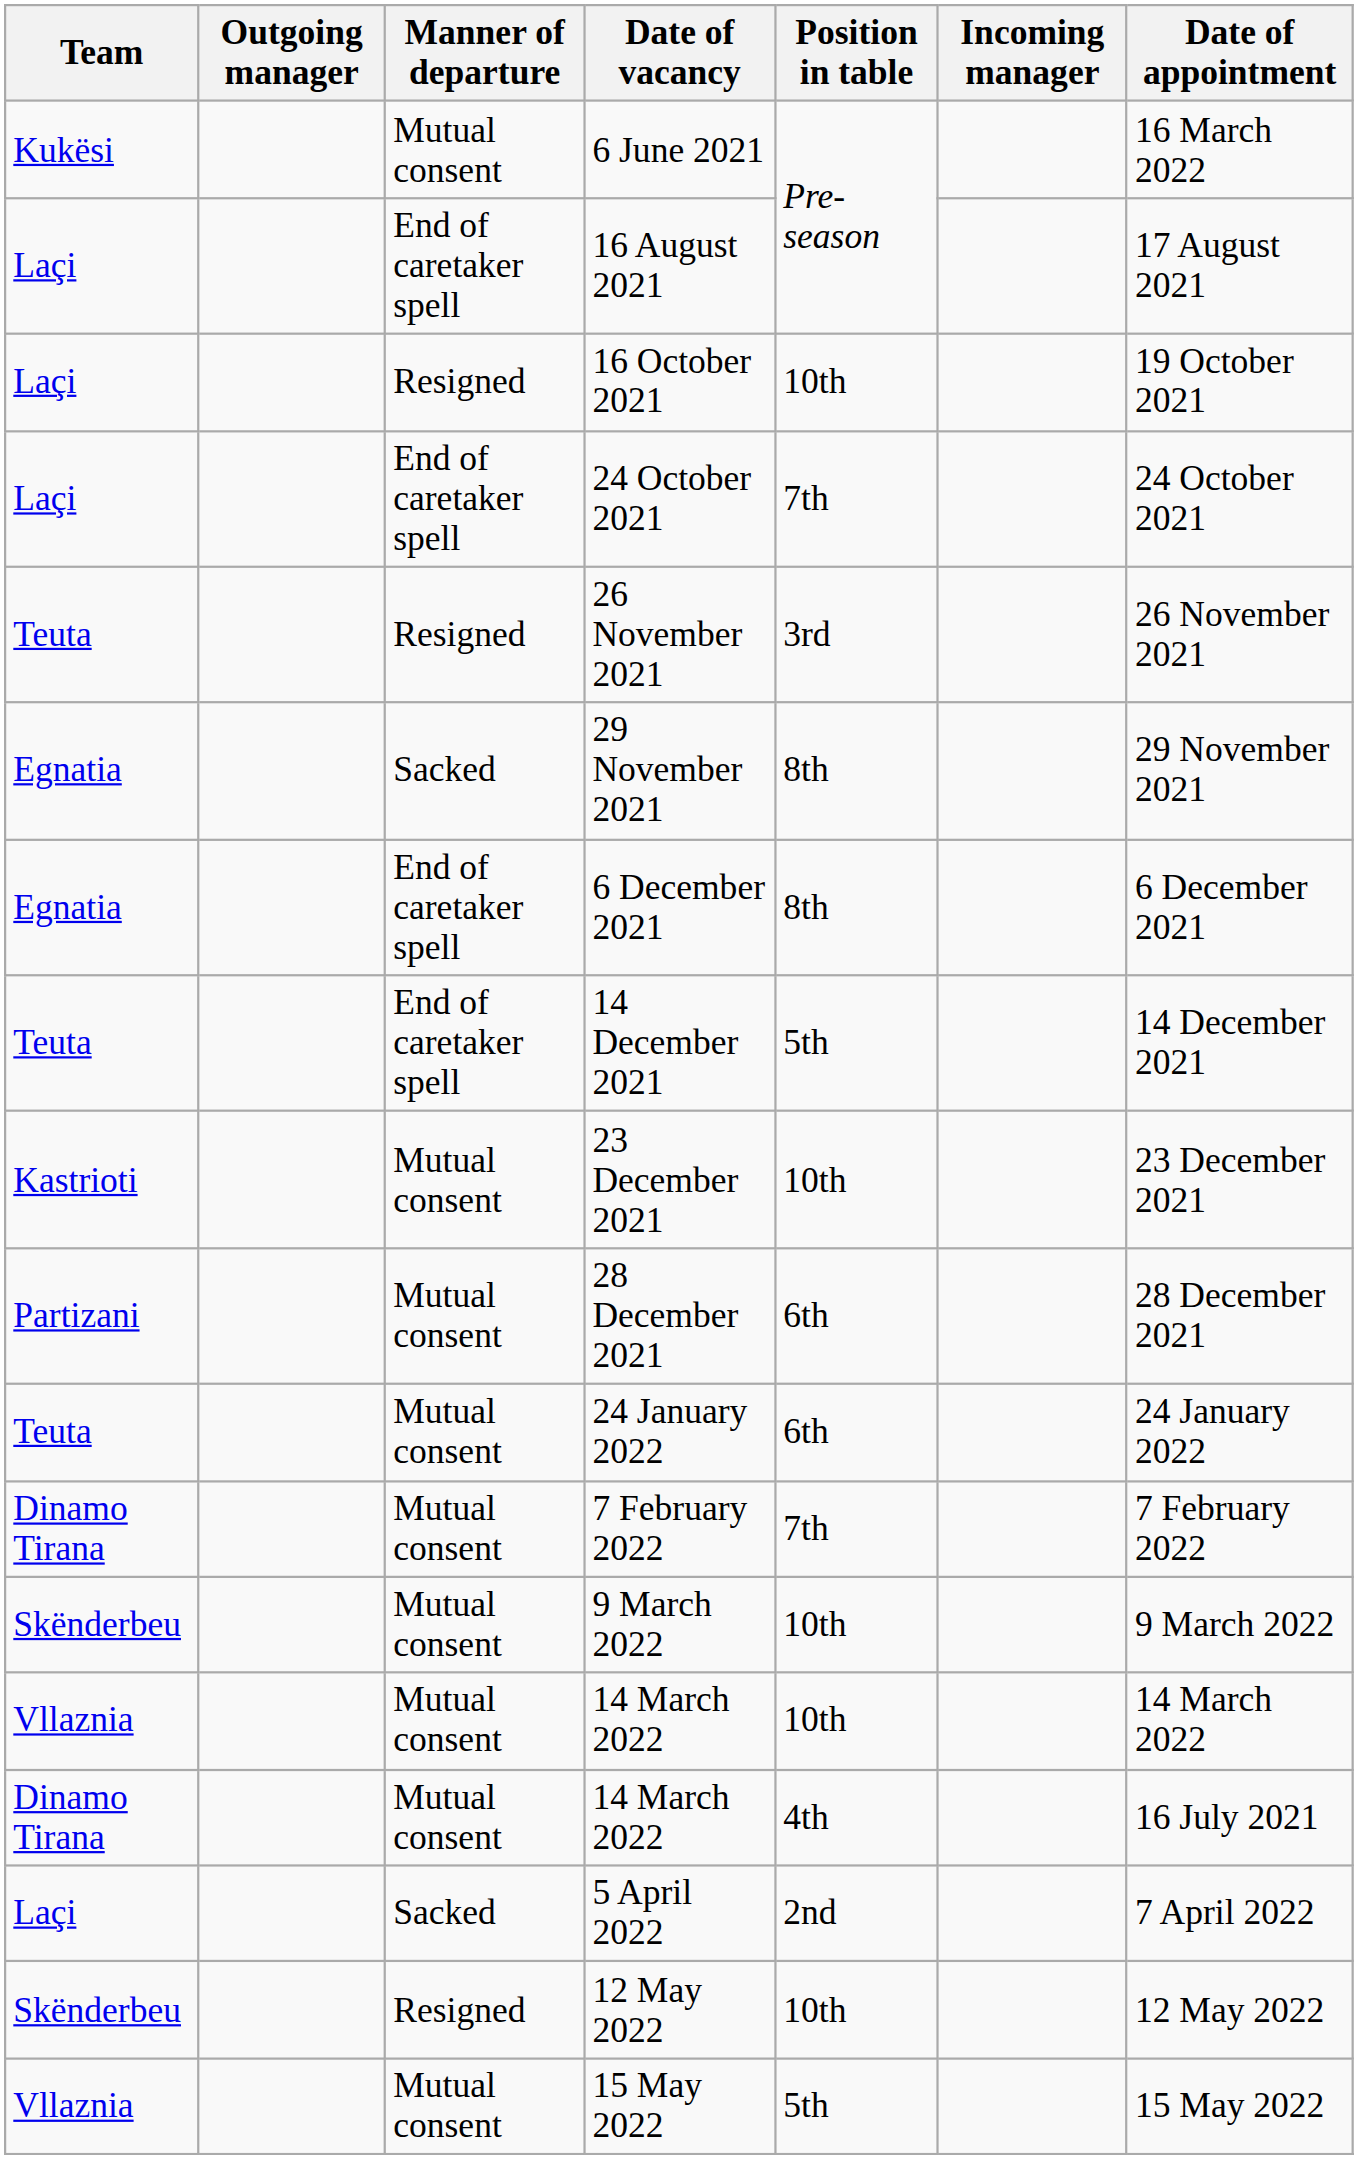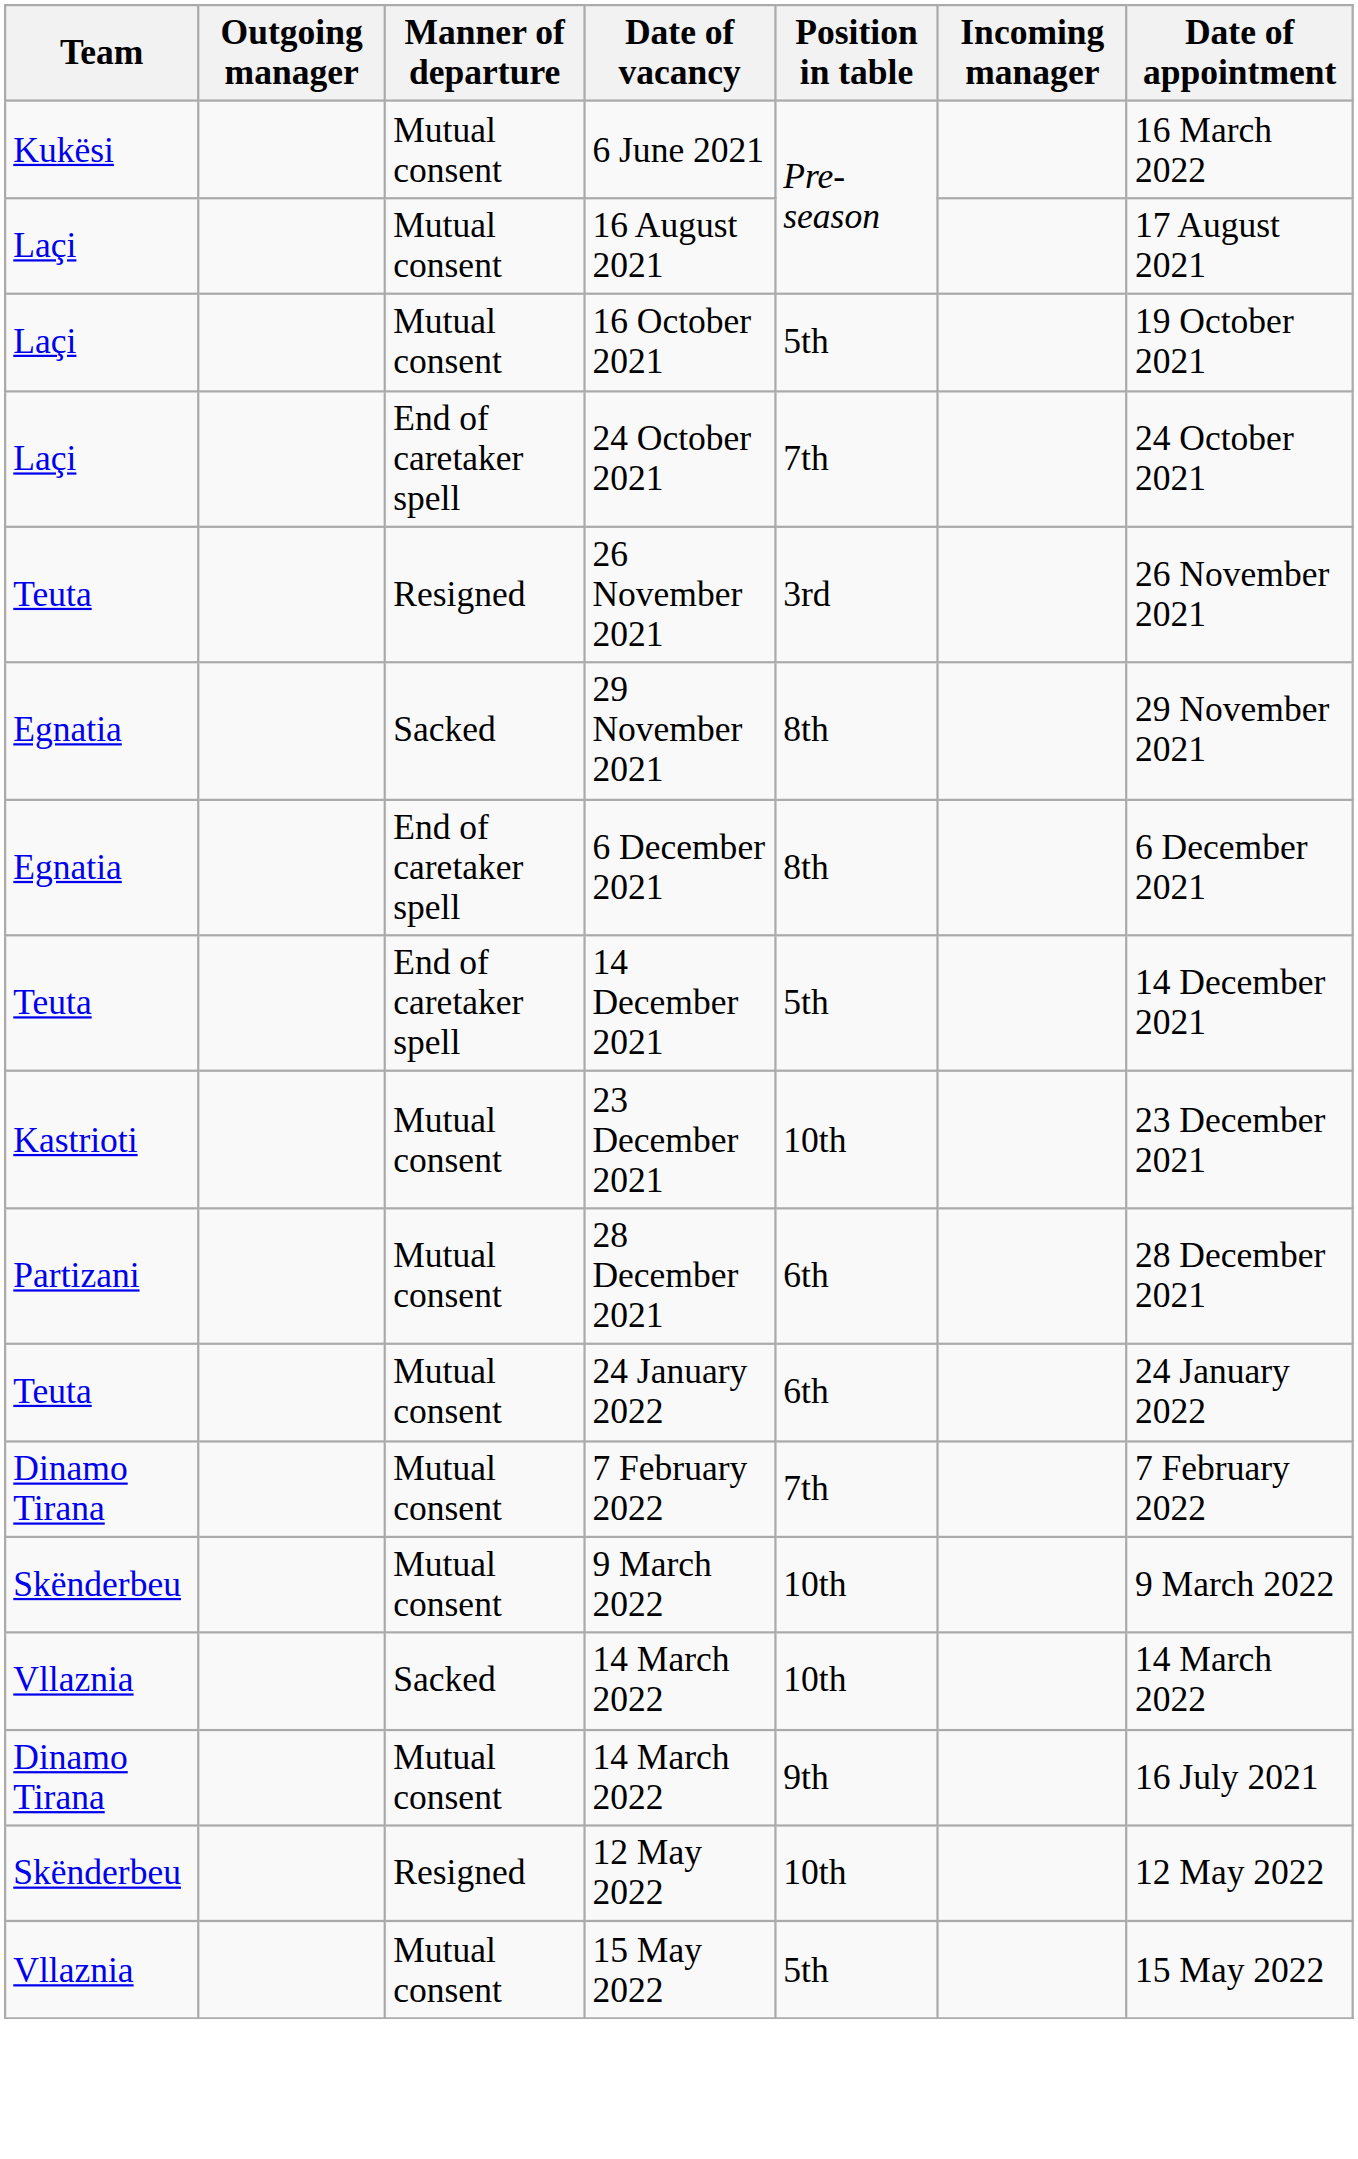(458, 265) End of caretaker spell -> (448, 245) Mutual consent
(459, 381) Resigned -> (448, 341) Mutual consent
(815, 381) 10th -> (806, 341) 5th
(448, 1720) Mutual consent -> (445, 1680) Sacked
(806, 1816) 4th -> (806, 1776) 9th
- row: (45, 1913)
